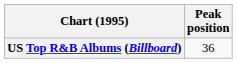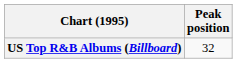(208, 48) 36 -> (208, 48) 32
